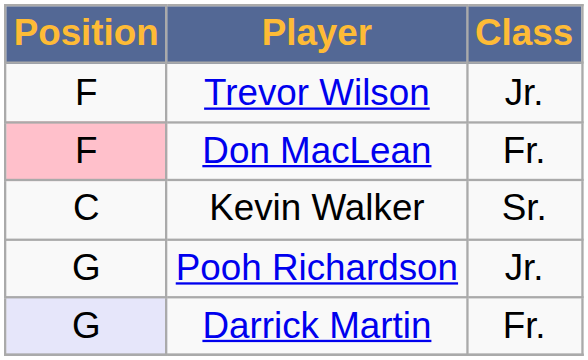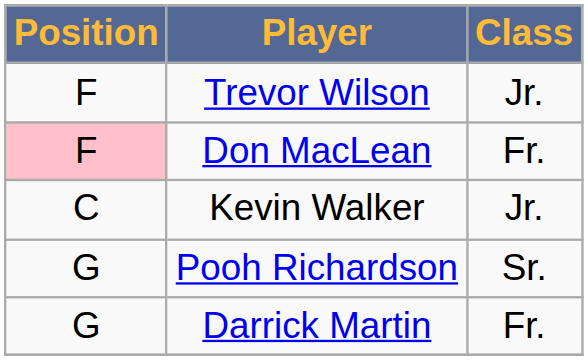(524, 208) Sr. -> (524, 208) Jr.
(524, 267) Jr. -> (524, 267) Sr.
(86, 325) lavender background -> (86, 325) no background
